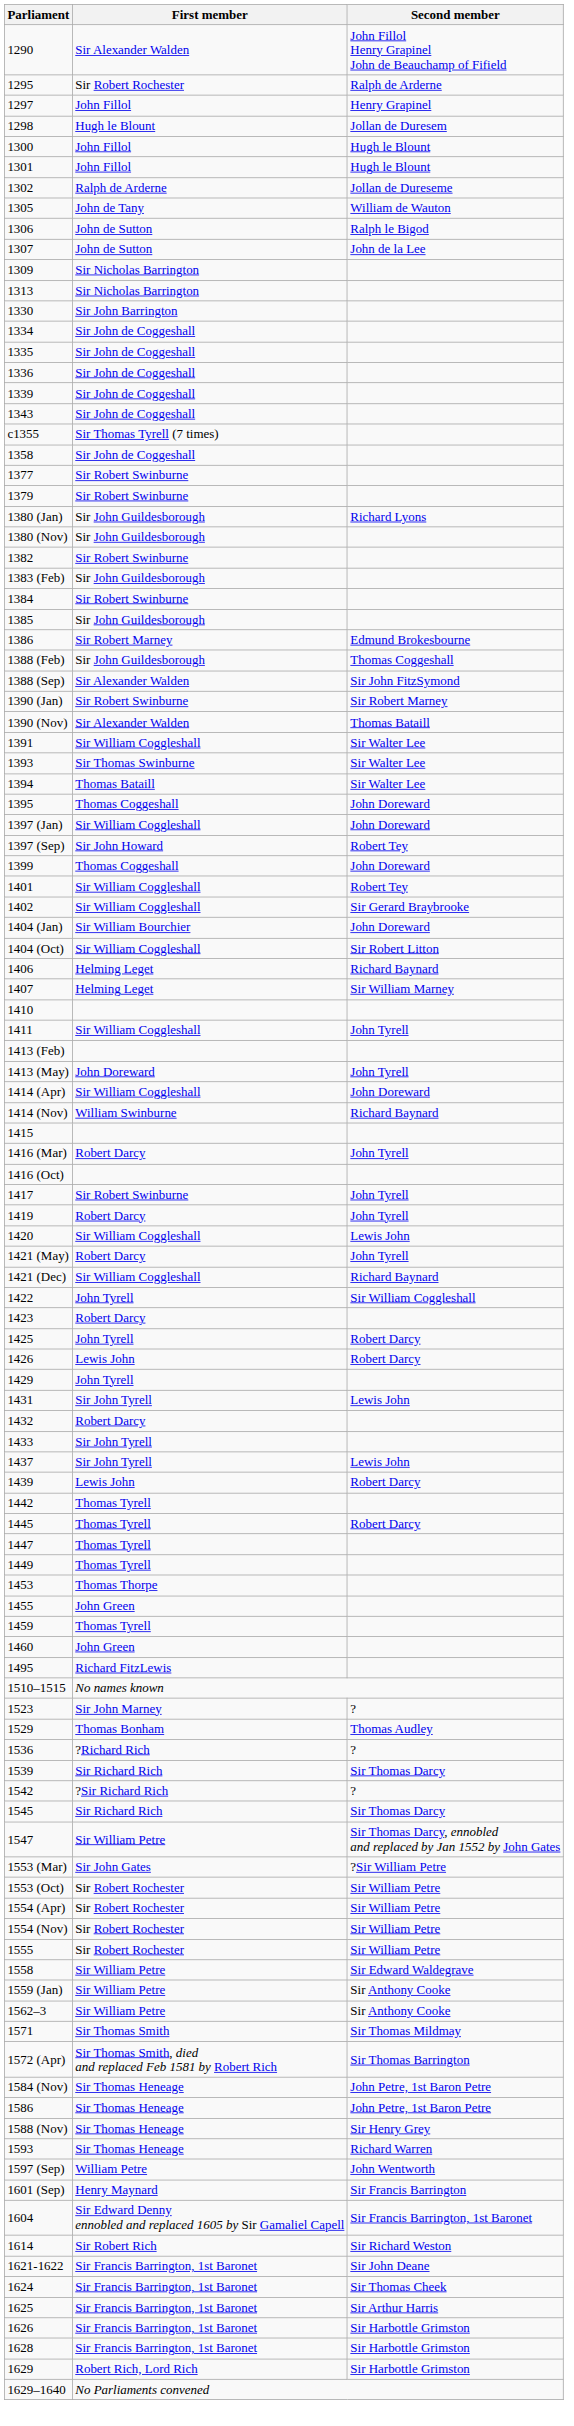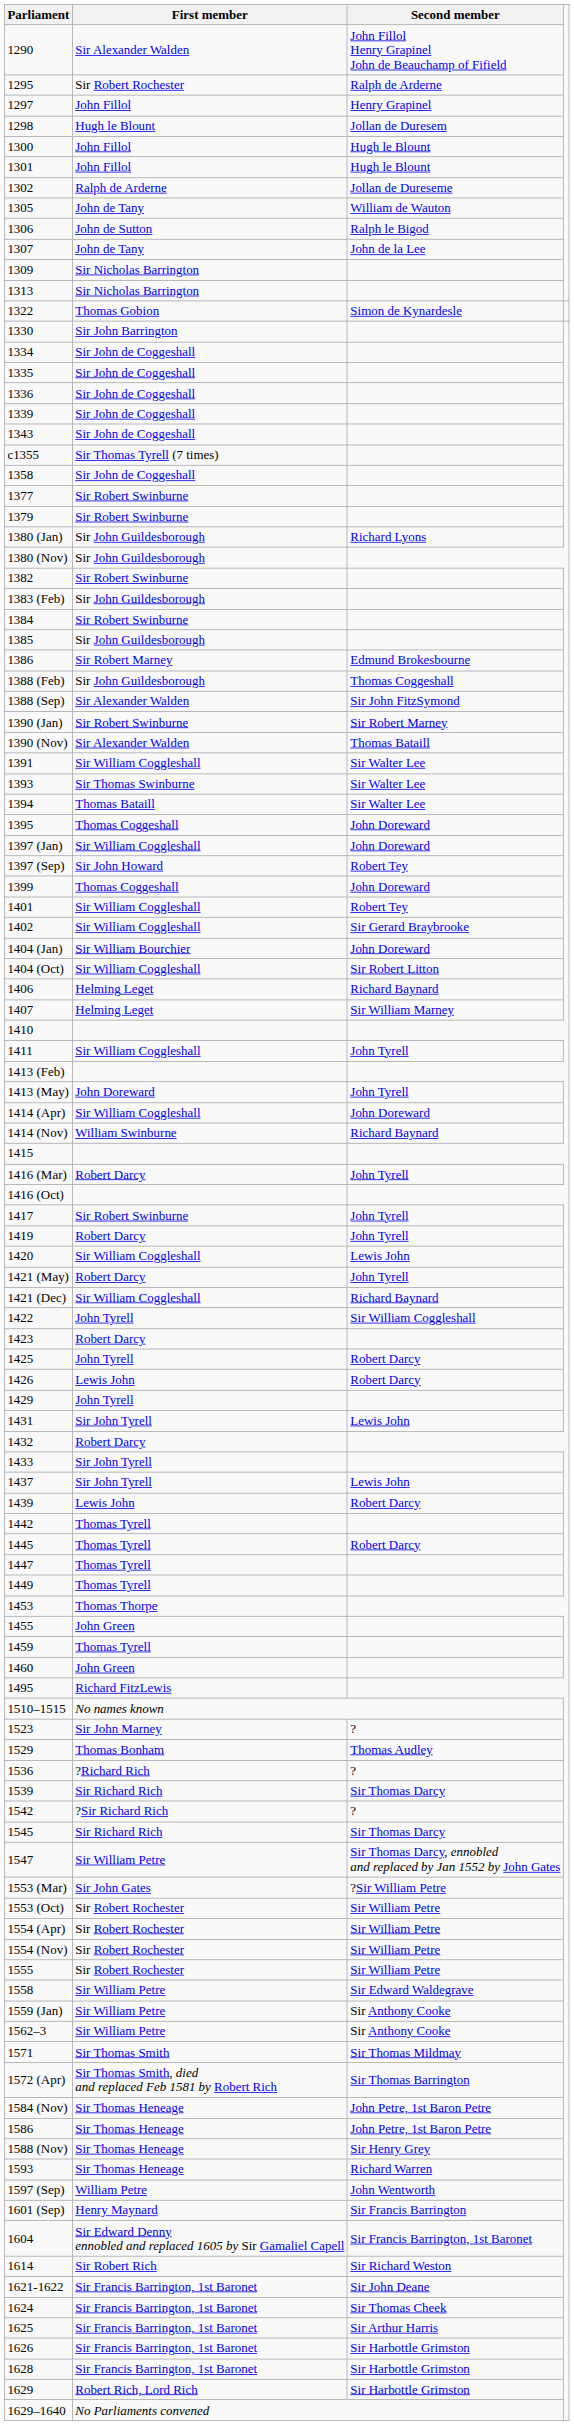(114, 249) John de Sutton -> (110, 249) John de Tany
+ row: (20, 311)
